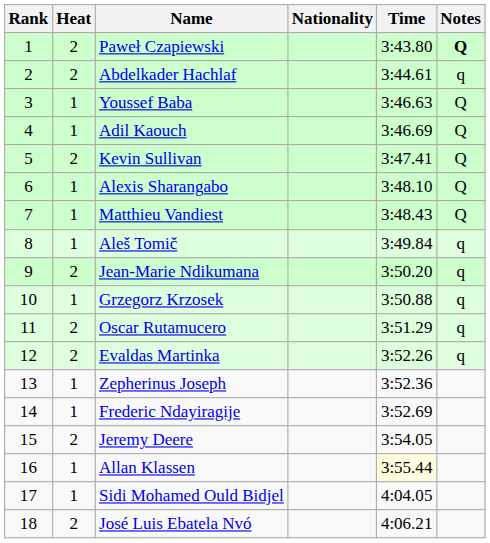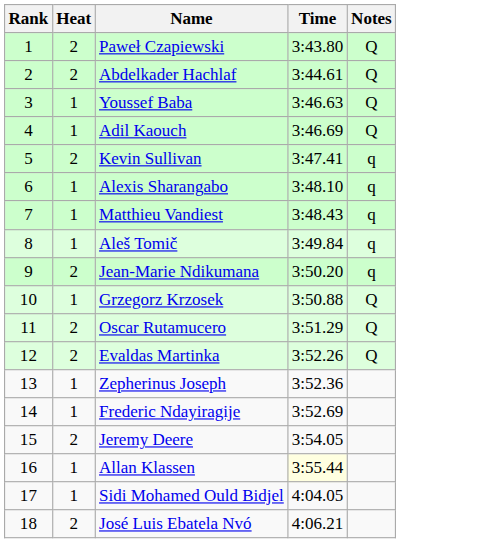- column: (332, 18)
(461, 46) bold -> (371, 46) normal
(461, 74) q -> (371, 74) Q
(461, 159) Q -> (371, 159) q
(461, 187) Q -> (371, 187) q
(461, 215) Q -> (371, 215) q
(461, 299) q -> (371, 299) Q
(461, 327) q -> (371, 327) Q
(461, 355) q -> (371, 355) Q
